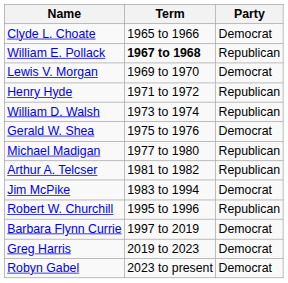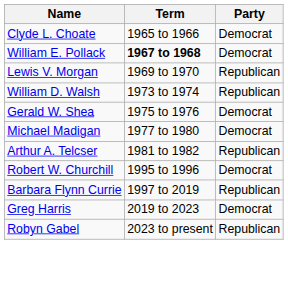(249, 53) Republican -> (245, 53) Democrat
(245, 72) Democrat -> (249, 72) Republican
- row: (40, 92)
(249, 151) Republican -> (245, 131) Democrat
- row: (39, 190)
(249, 209) Republican -> (245, 170) Democrat
(245, 229) Democrat -> (249, 190) Republican
(245, 268) Democrat -> (249, 229) Republican
